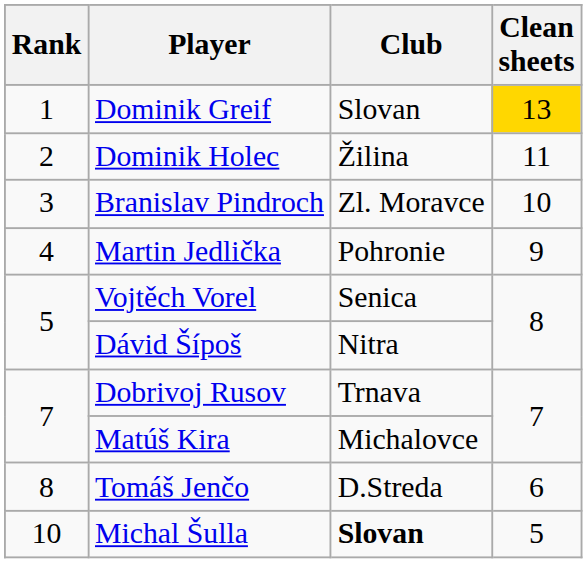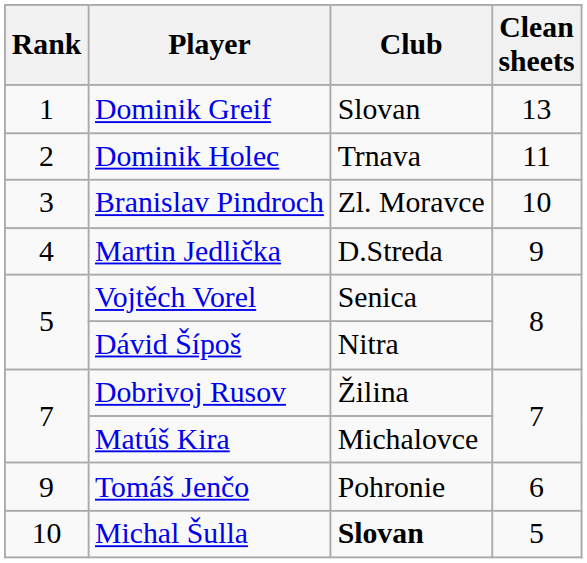(536, 108) gold background -> (536, 108) no background
(373, 155) Žilina -> (379, 155) Trnava
(391, 250) Pohronie -> (390, 250) D.Streda
(379, 391) Trnava -> (373, 391) Žilina
(47, 486) 8 -> (47, 486) 9
(390, 486) D.Streda -> (391, 486) Pohronie
